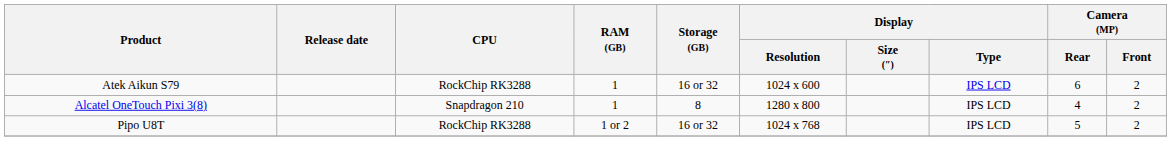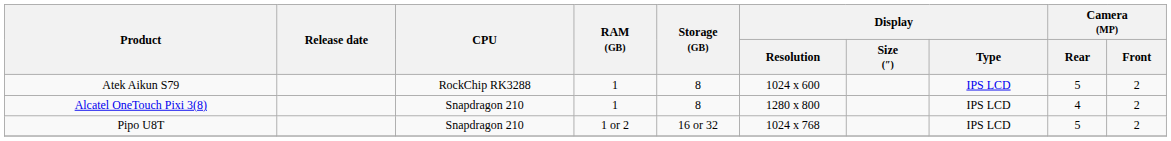(698, 84) 16 or 32 -> (698, 84) 8
(1077, 84) 6 -> (1077, 84) 5
(485, 125) RockChip RK3288 -> (485, 125) Snapdragon 210
